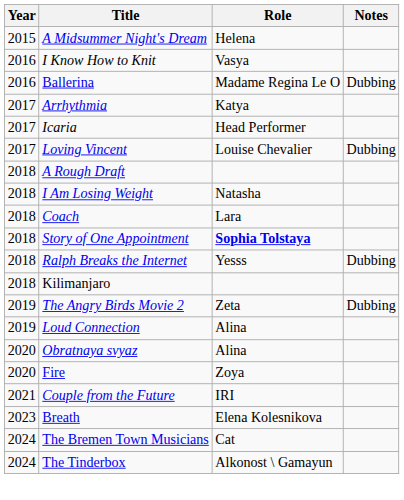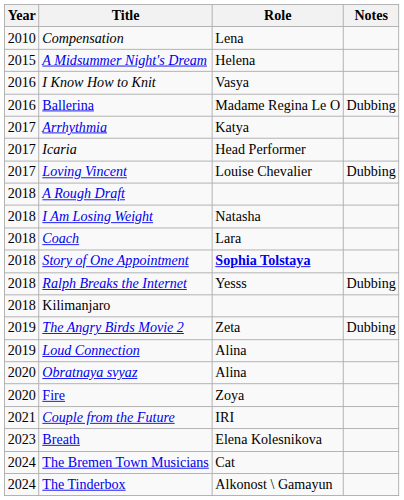+ row: (83, 37)
